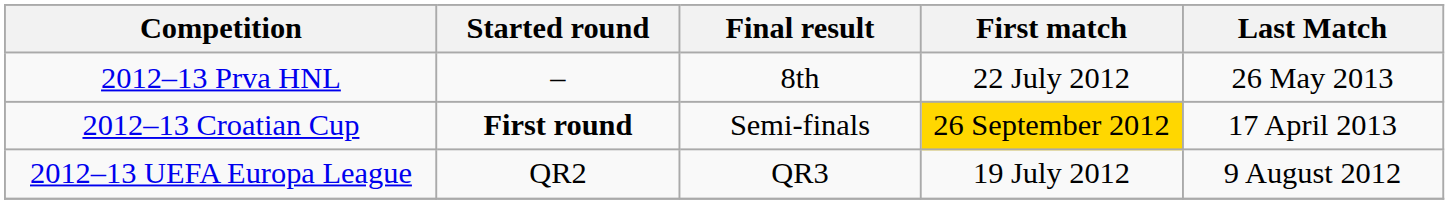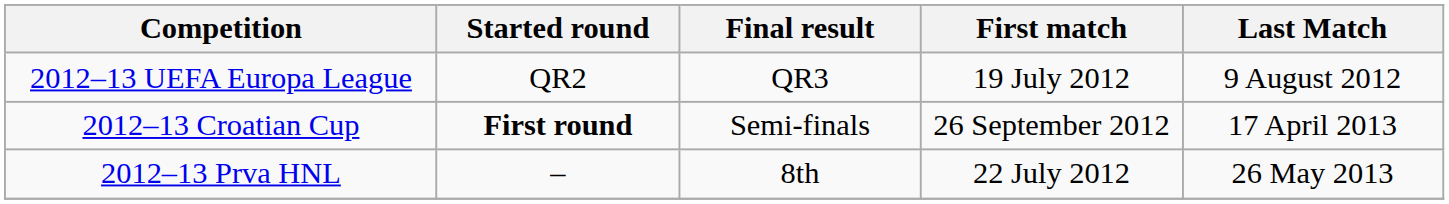rows swapped: (221, 76) <-> (221, 173)
(1051, 125) gold background -> (1051, 125) no background
